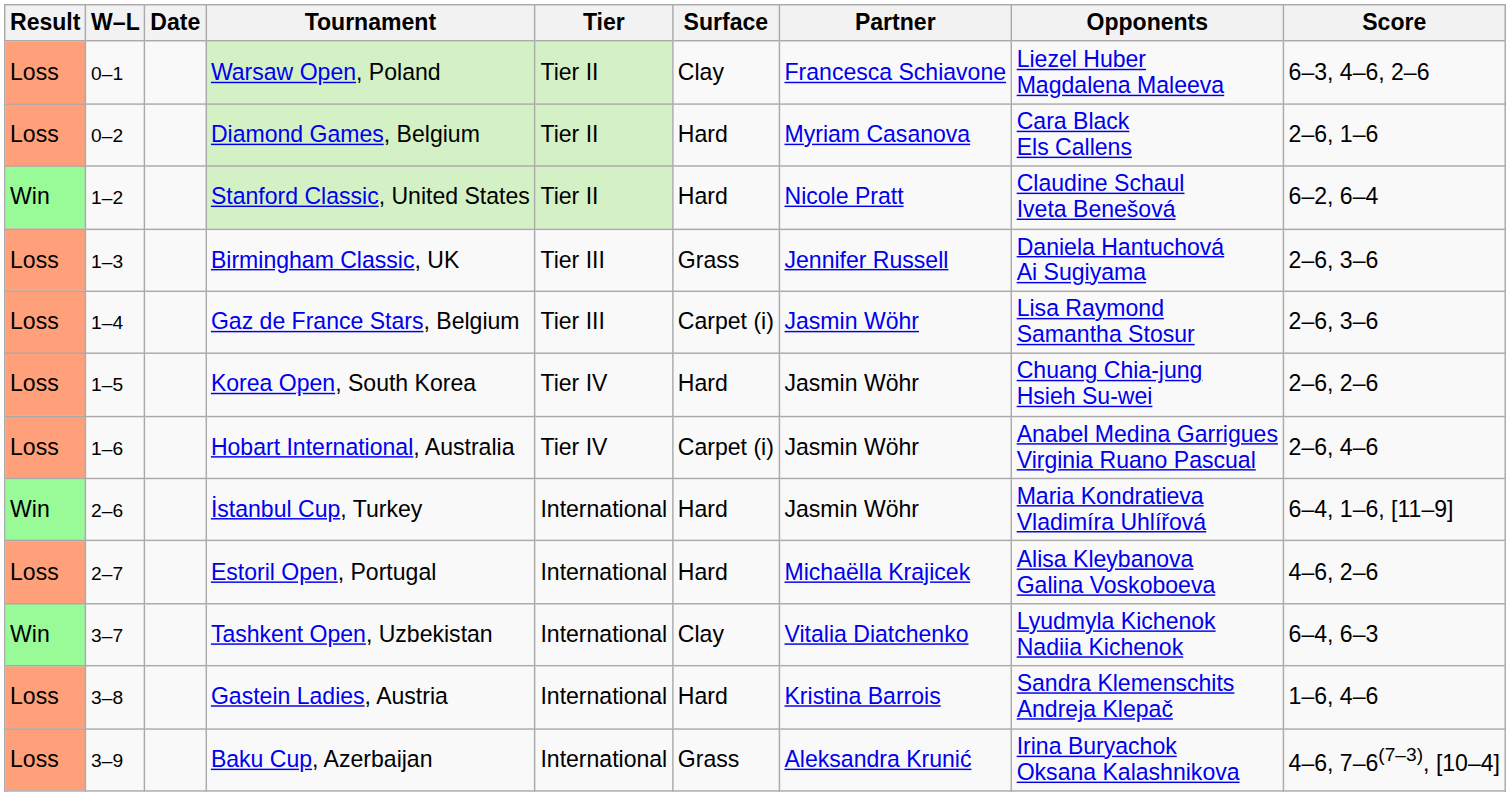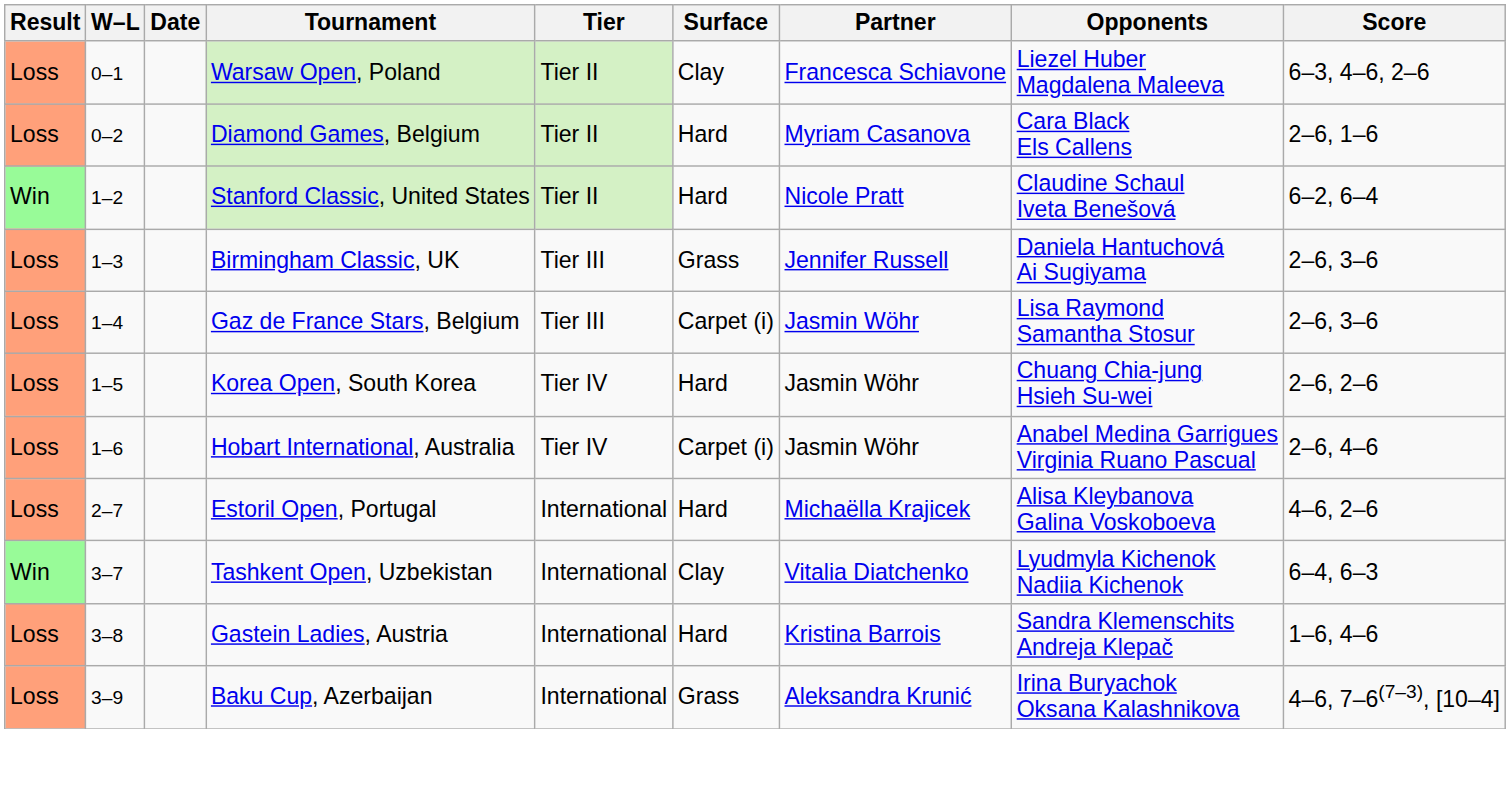- row: (317, 509)
